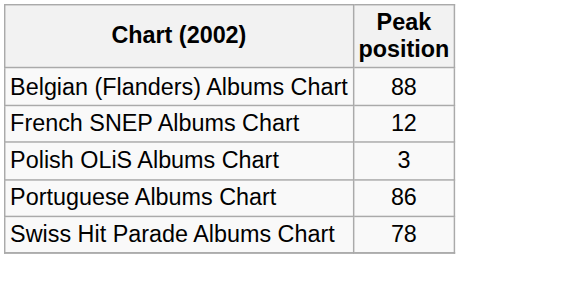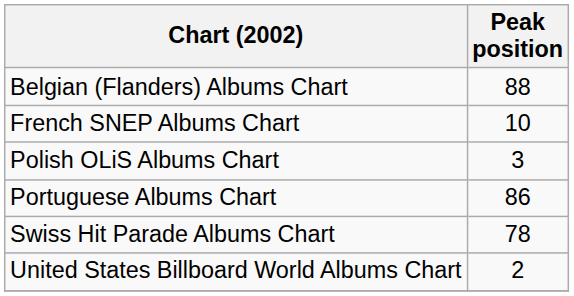(404, 123) 12 -> (518, 123) 10
+ row: (236, 271)
